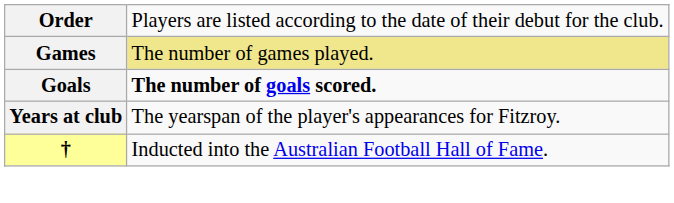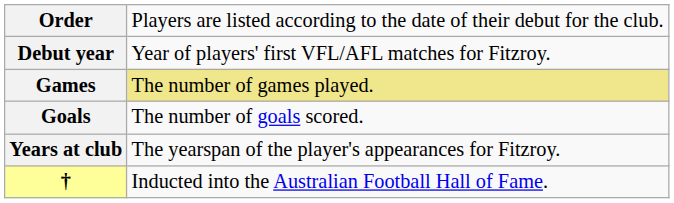+ row: (66, 52)
(254, 85) bold -> (248, 117) normal
